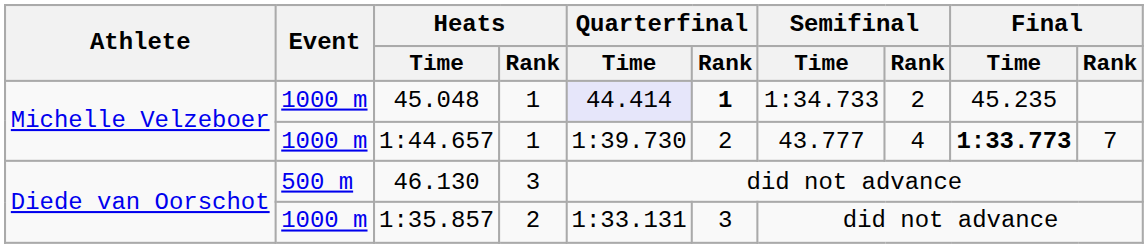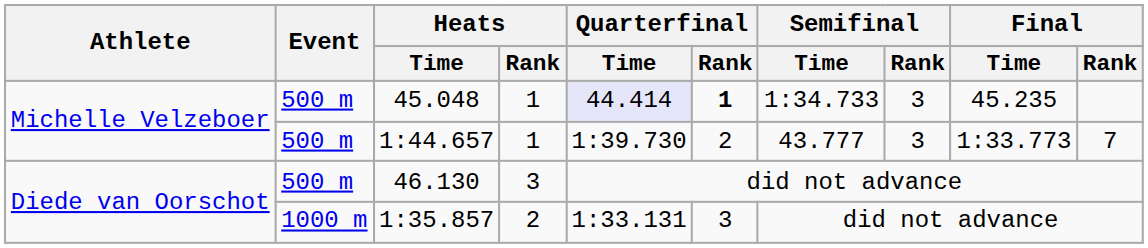(324, 101) 1000 m -> (317, 101) 500 m
(918, 101) 2 -> (918, 101) 3
(324, 141) 1000 m -> (317, 141) 500 m
(918, 141) 4 -> (918, 141) 3
(1014, 141) bold -> (1014, 141) normal
